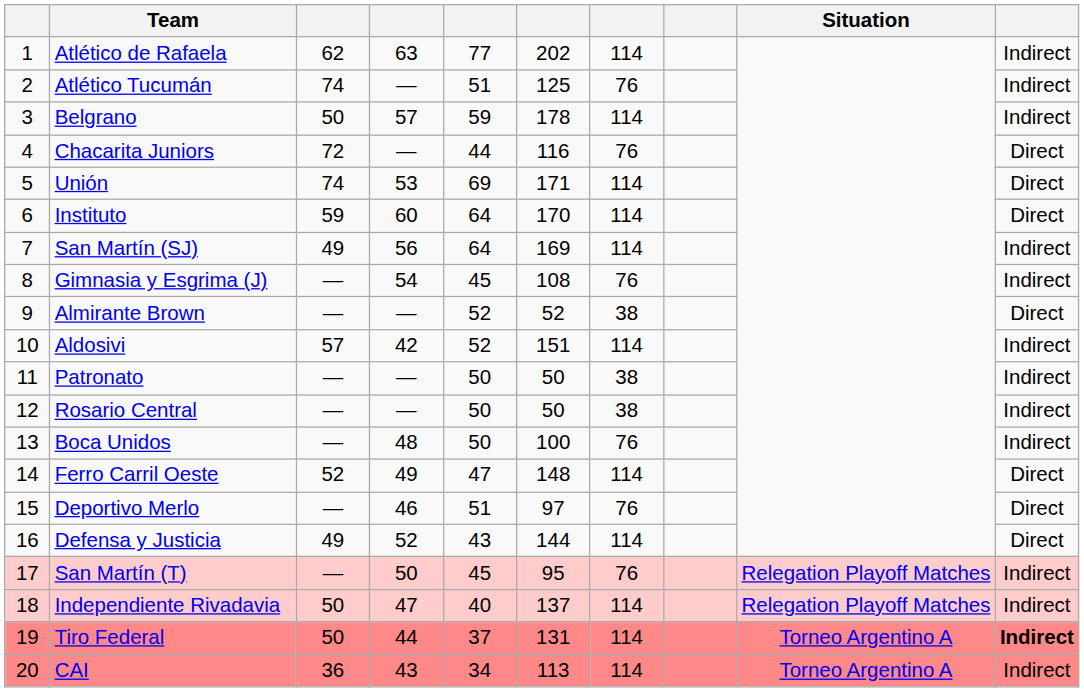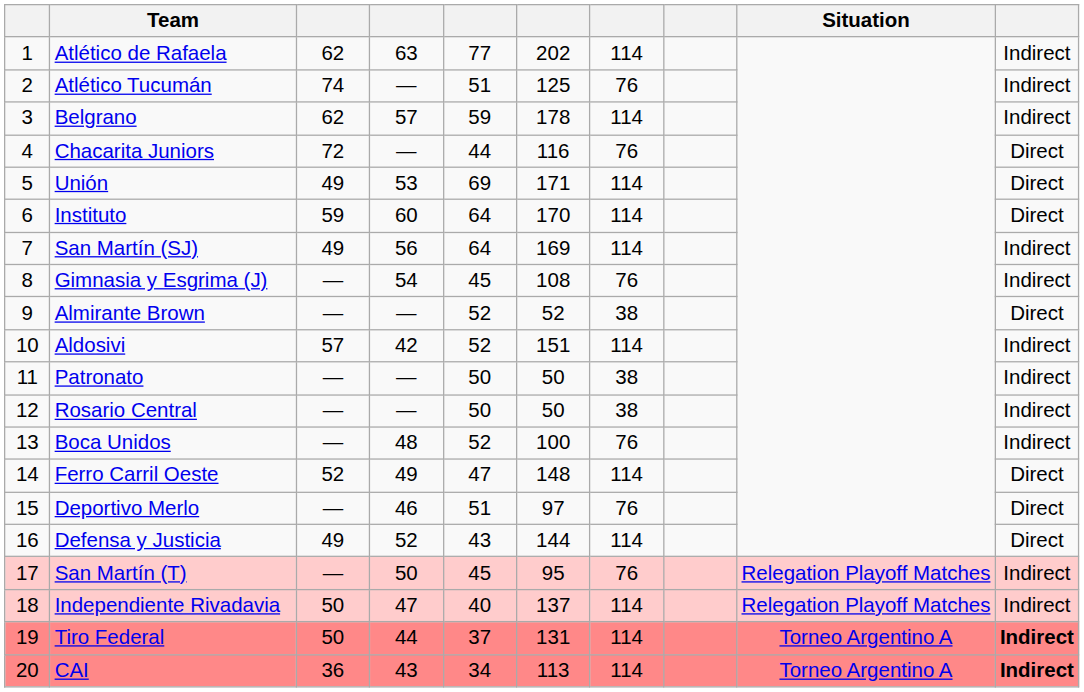(333, 118) 50 -> (333, 118) 62
(333, 183) 74 -> (333, 183) 49
(480, 442) 50 -> (480, 442) 52
(1037, 670) normal -> (1037, 670) bold
